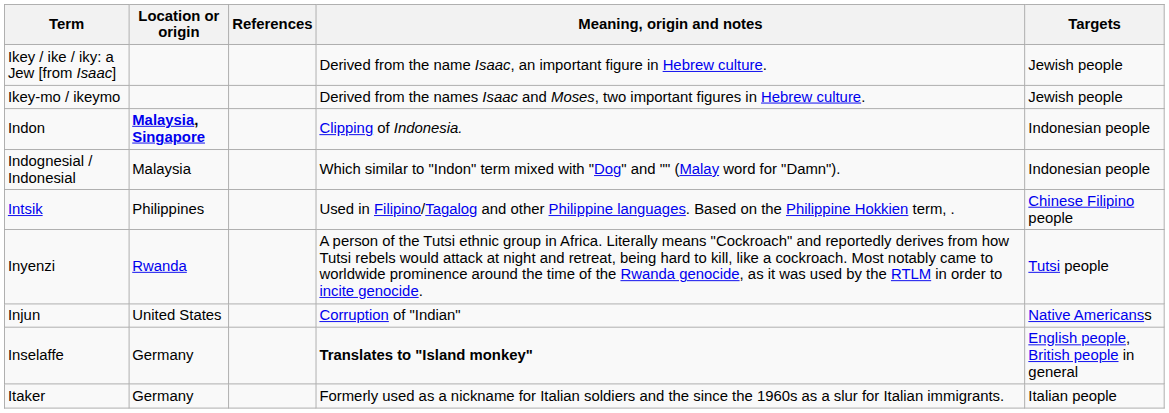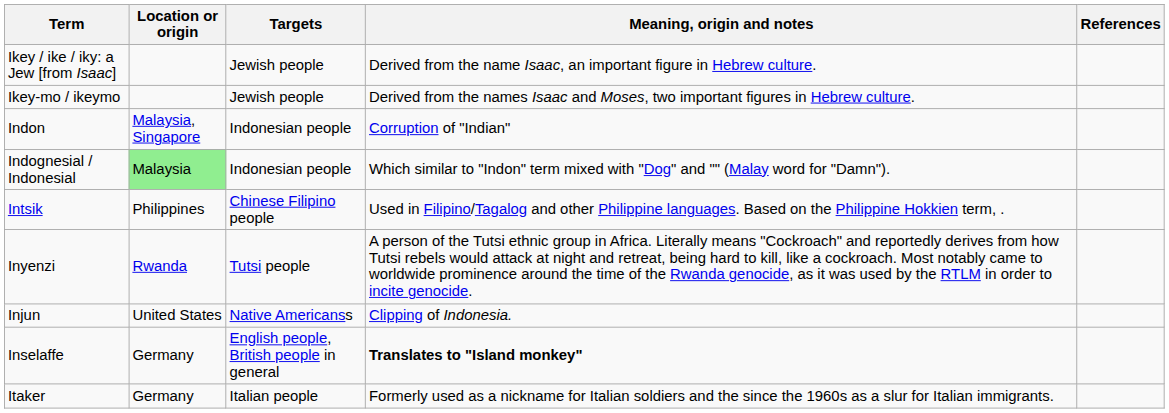columns swapped: (1095, 24) <-> (272, 24)
(169, 128) bold -> (166, 128) normal
(391, 128) Clipping of Indonesia. -> (440, 128) Corruption of "Indian"
(162, 169) no background -> (162, 169) lightgreen background
(390, 315) Corruption of "Indian" -> (441, 315) Clipping of Indonesia.
